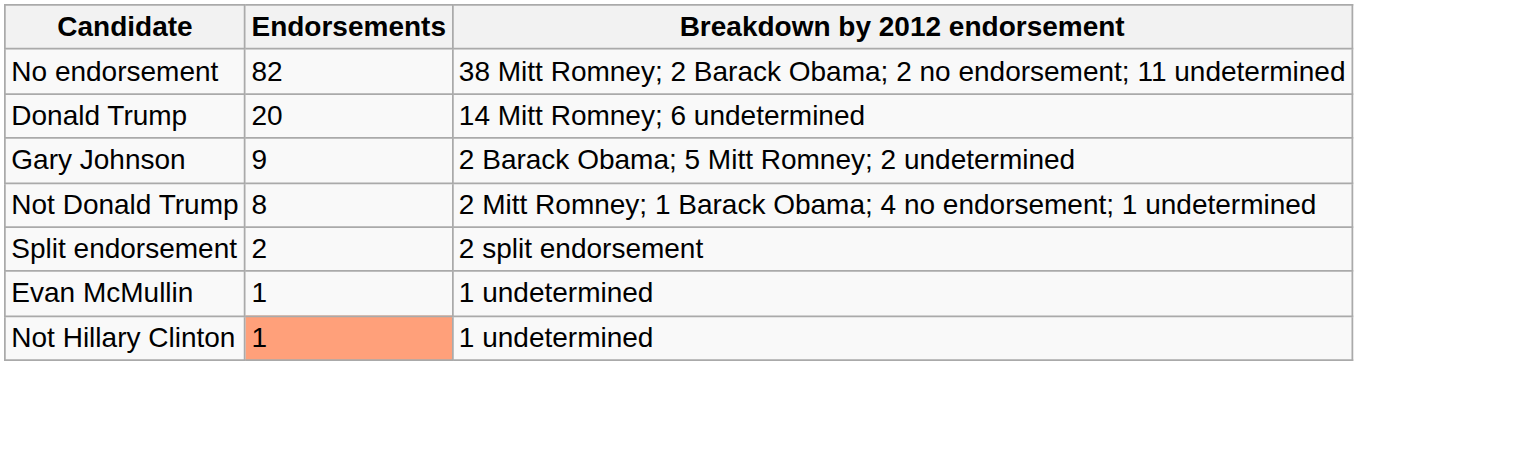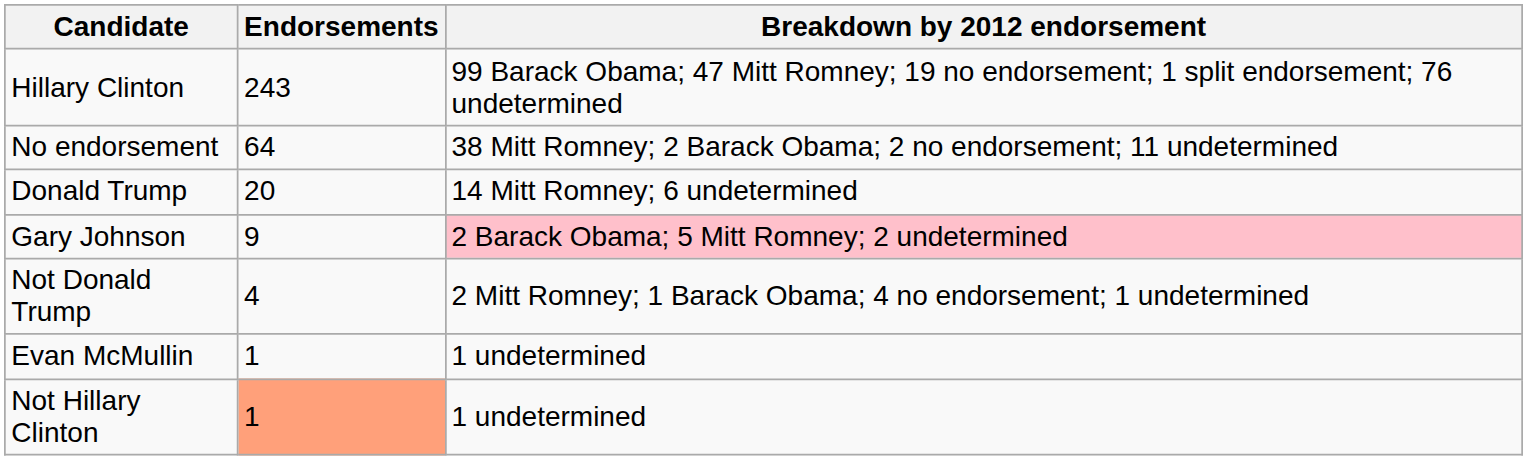+ row: (98, 86)
(267, 71) 82 -> (260, 147) 64
(767, 159) no background -> (760, 235) pink background
(259, 204) 8 -> (252, 295) 4
- row: (124, 248)
